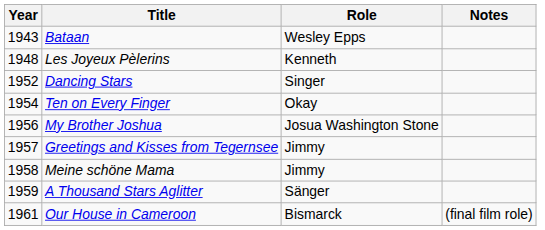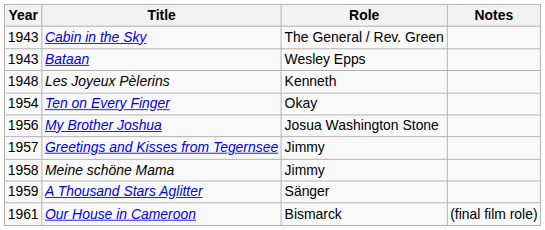+ row: (96, 37)
- row: (89, 81)
